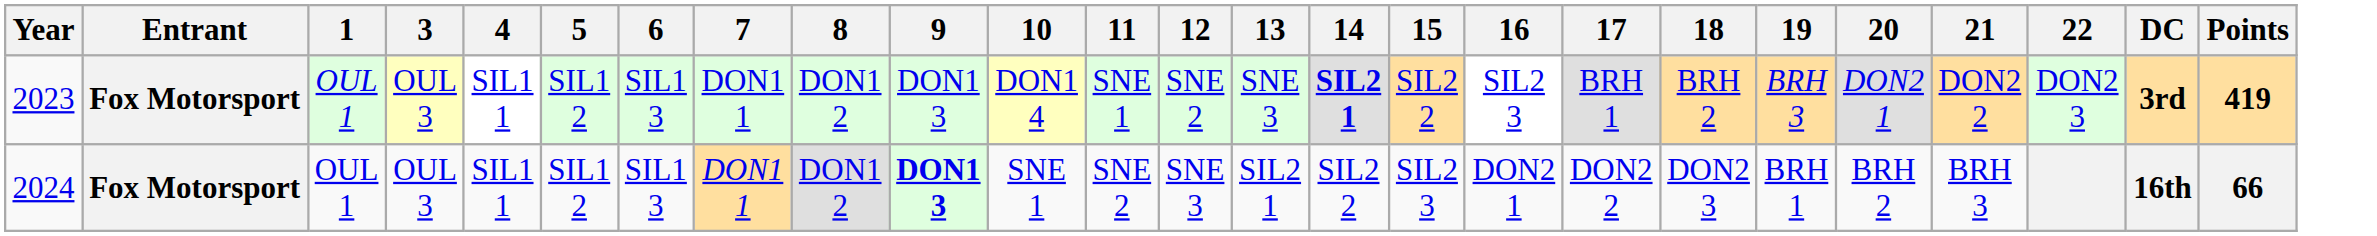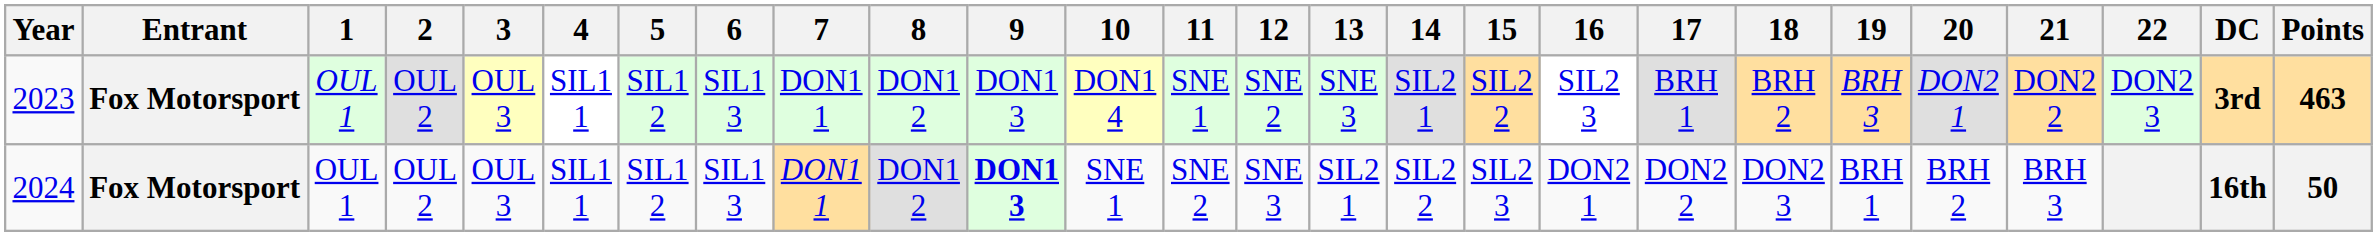+ column: (425, 29)
(1348, 99) bold -> (1425, 99) normal
(2248, 99) 419 -> (2323, 99) 463
(2248, 186) 66 -> (2323, 186) 50
